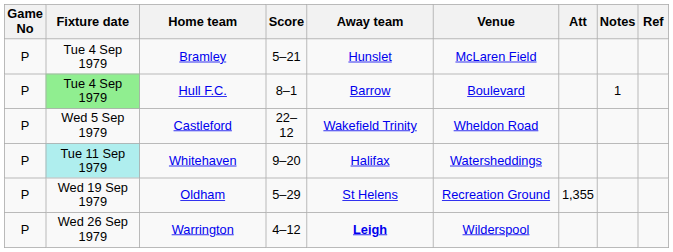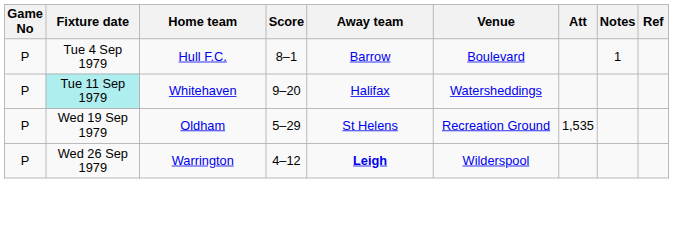- row: (203, 56)
(93, 91) lightgreen background -> (93, 56) no background
- row: (203, 125)
(578, 195) 1,355 -> (578, 125) 1,535
